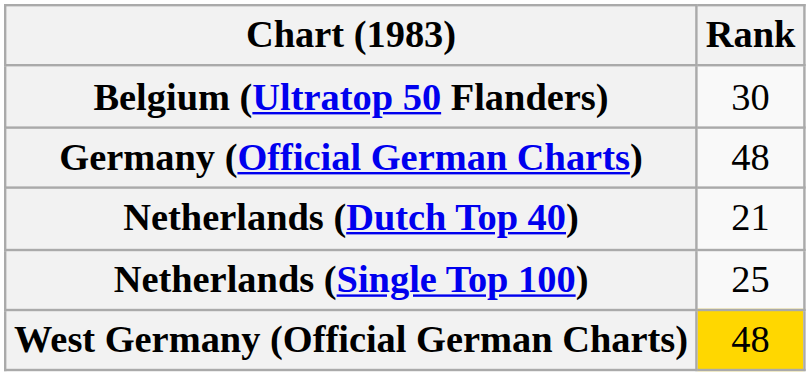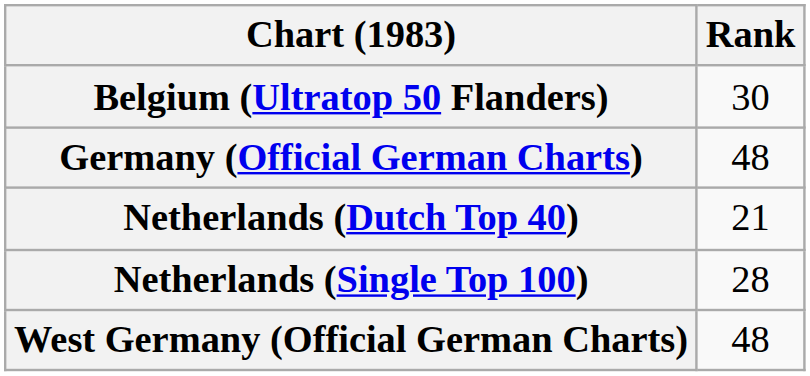(751, 278) 25 -> (751, 278) 28
(751, 339) gold background -> (751, 339) no background
